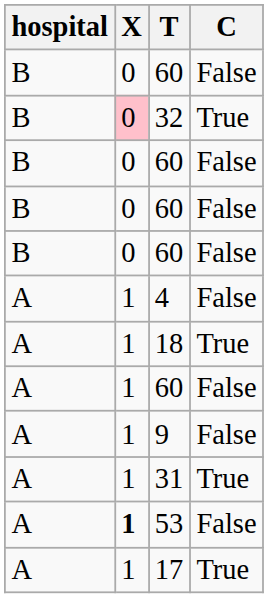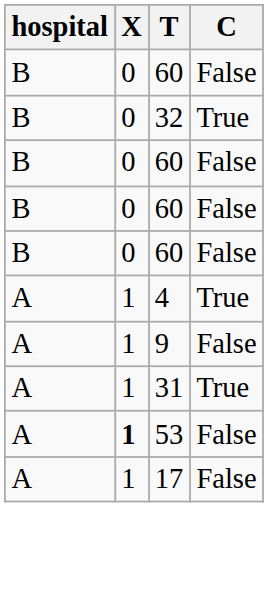(128, 117) pink background -> (128, 117) no background
(227, 298) False -> (223, 298) True
- row: (22, 343)
- row: (22, 388)
(223, 569) True -> (227, 478) False
